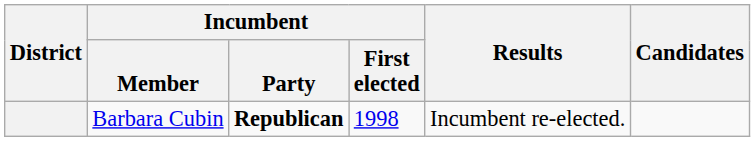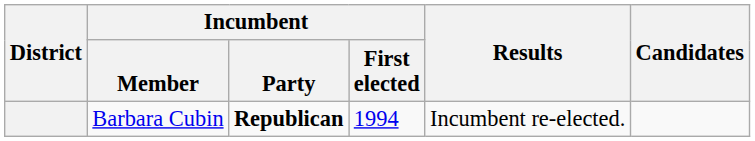(376, 118) 1998 -> (376, 118) 1994
